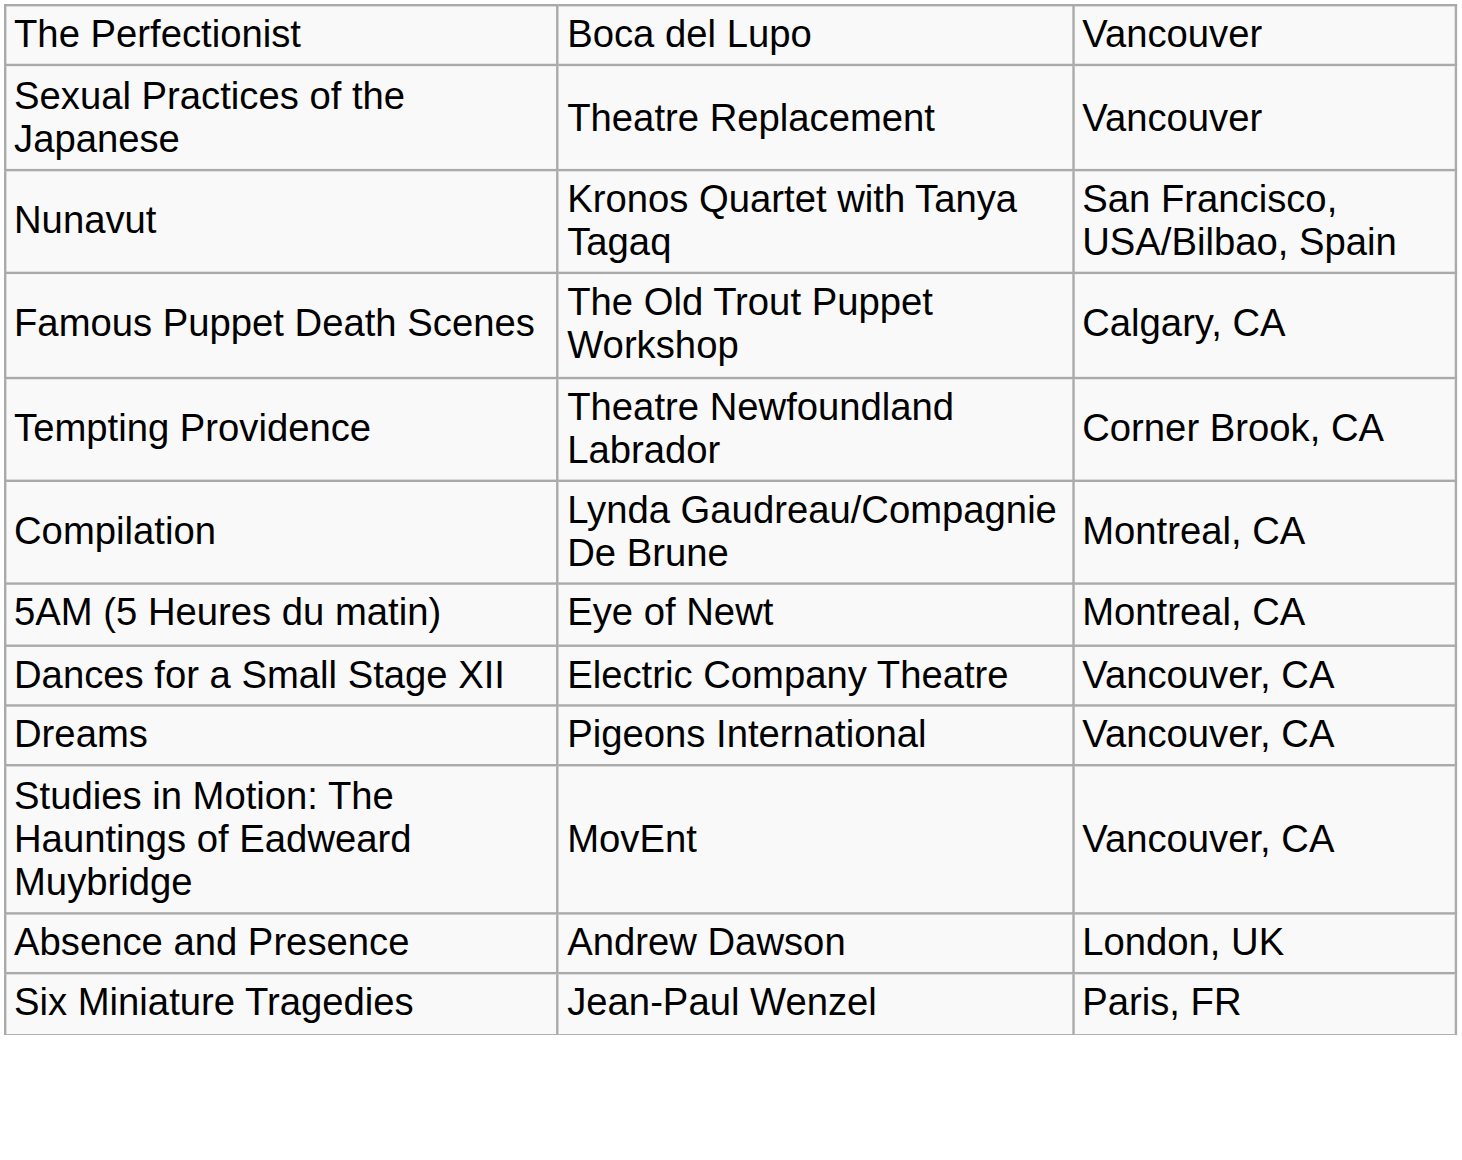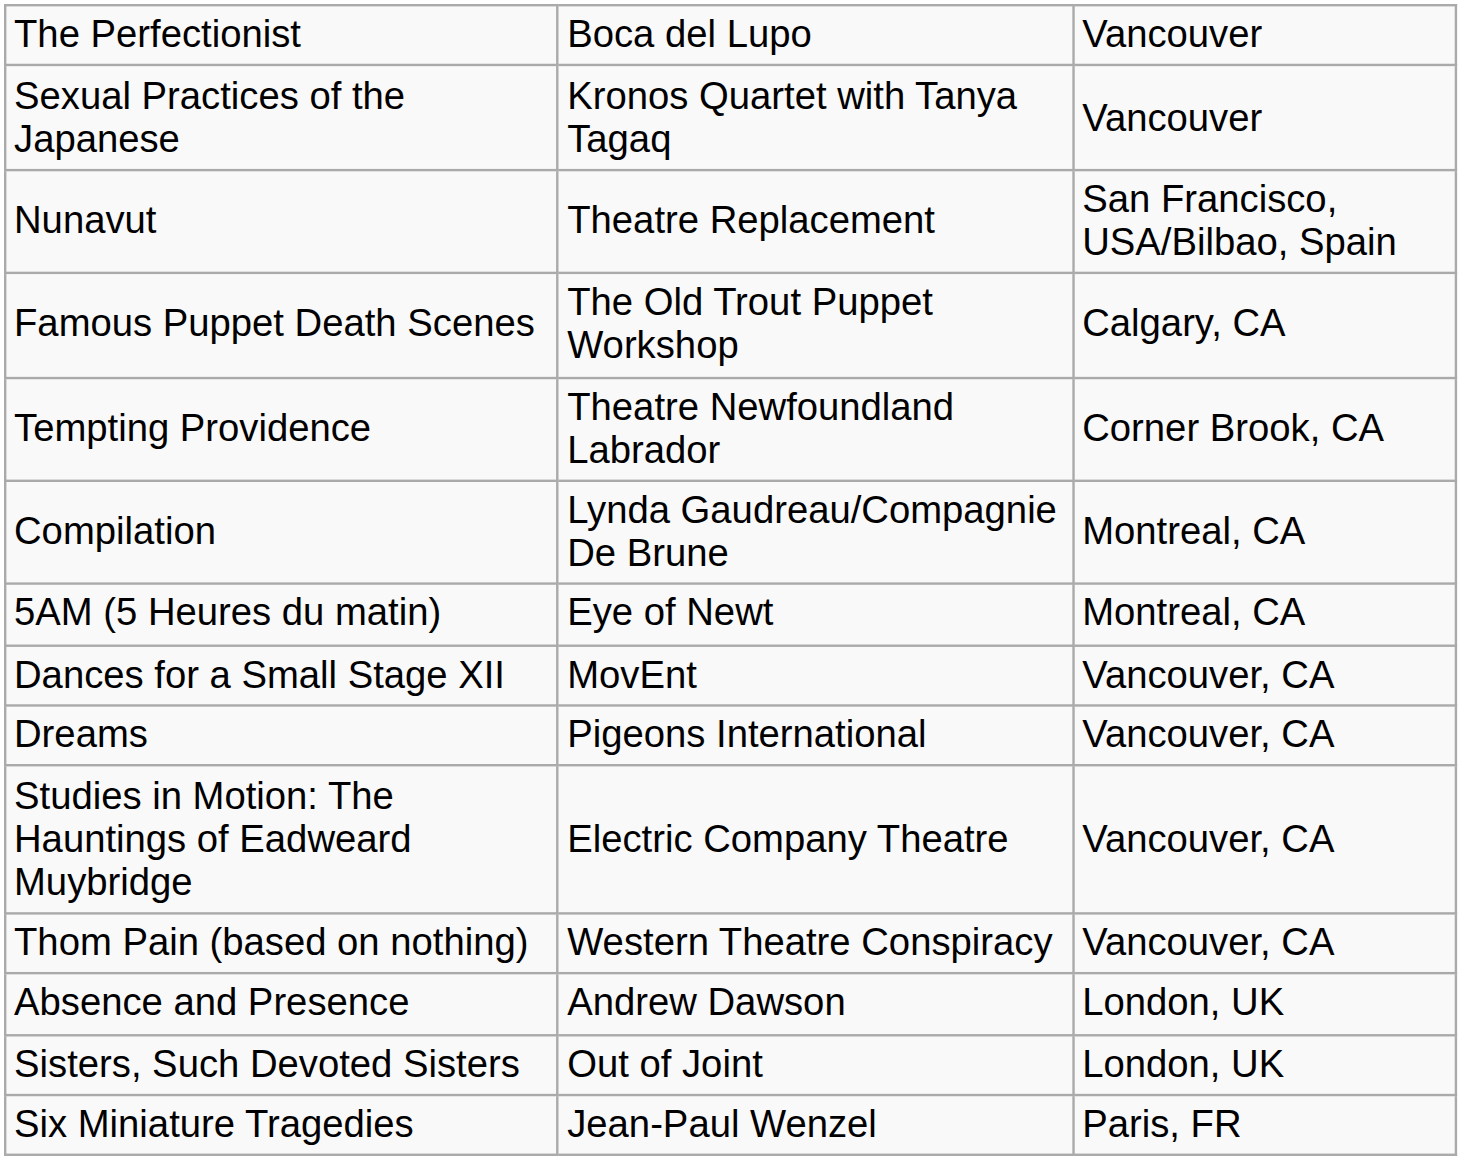(751, 116) Theatre Replacement -> (792, 116) Kronos Quartet with Tanya Tagaq
(792, 220) Kronos Quartet with Tanya Tagaq -> (751, 220) Theatre Replacement
(788, 674) Electric Company Theatre -> (632, 674) MovEnt
(632, 838) MovEnt -> (788, 838) Electric Company Theatre
+ row: (271, 942)
+ row: (267, 1063)
